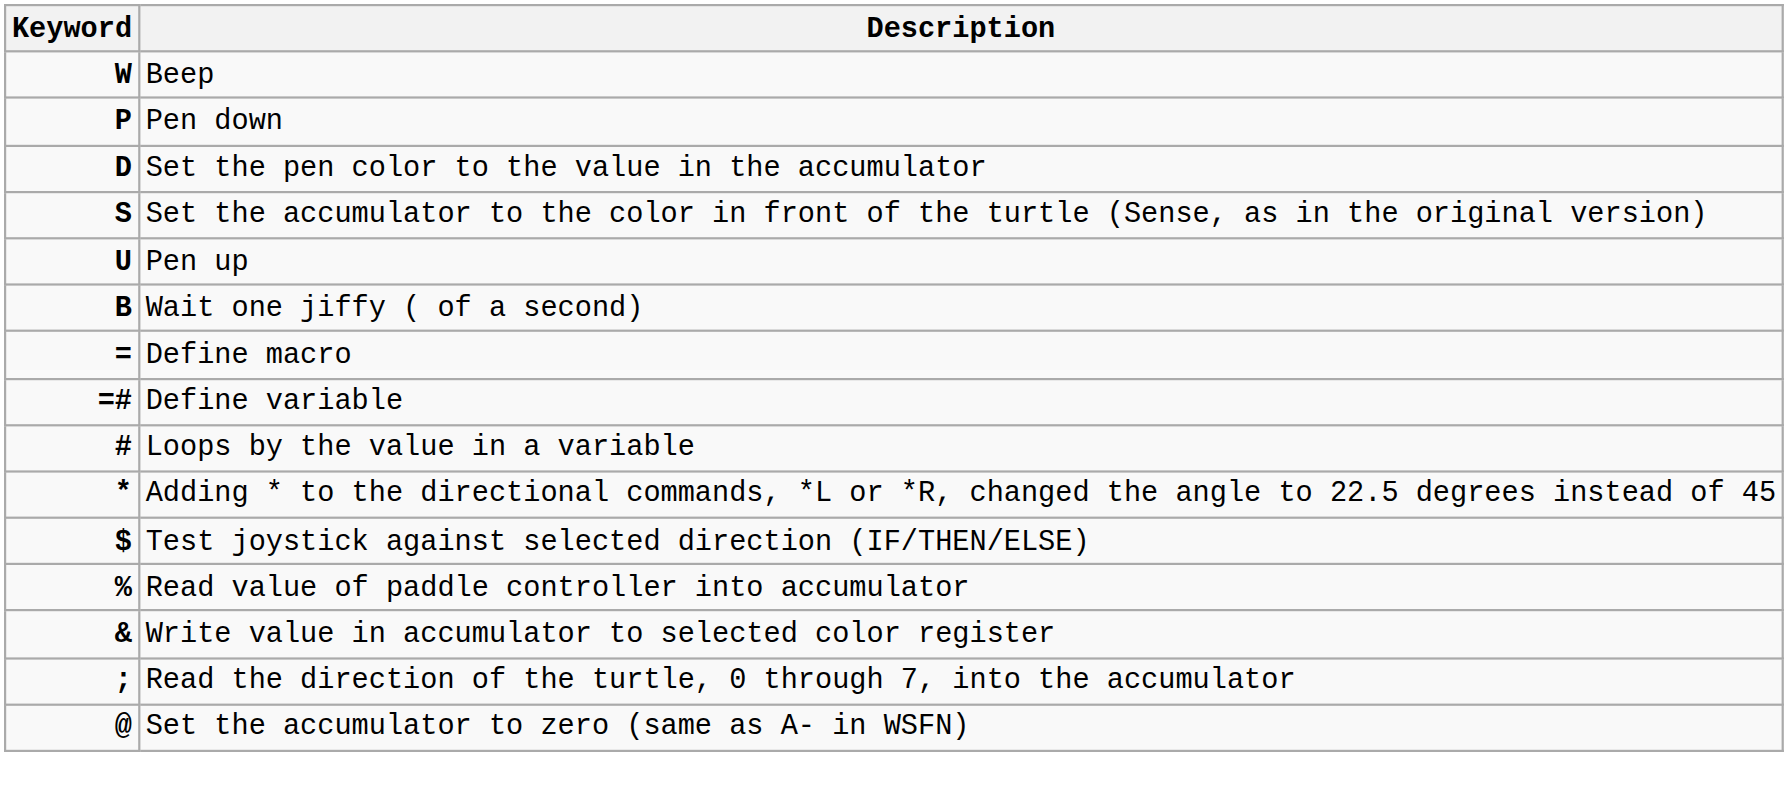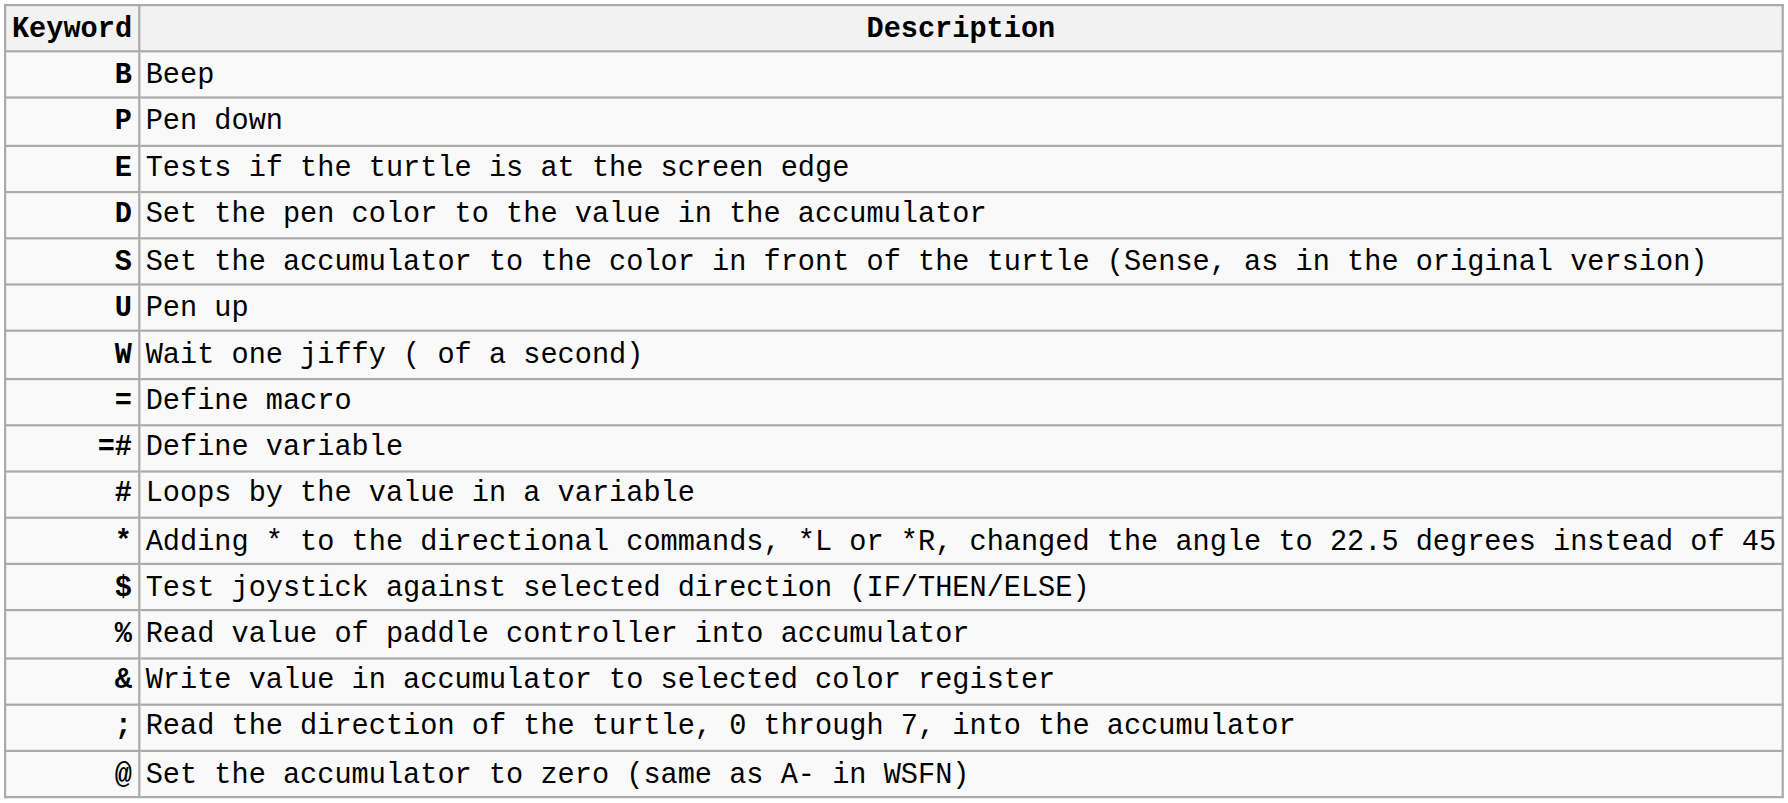(123, 75) W -> (123, 75) B
+ row: (498, 168)
(123, 308) B -> (123, 355) W
